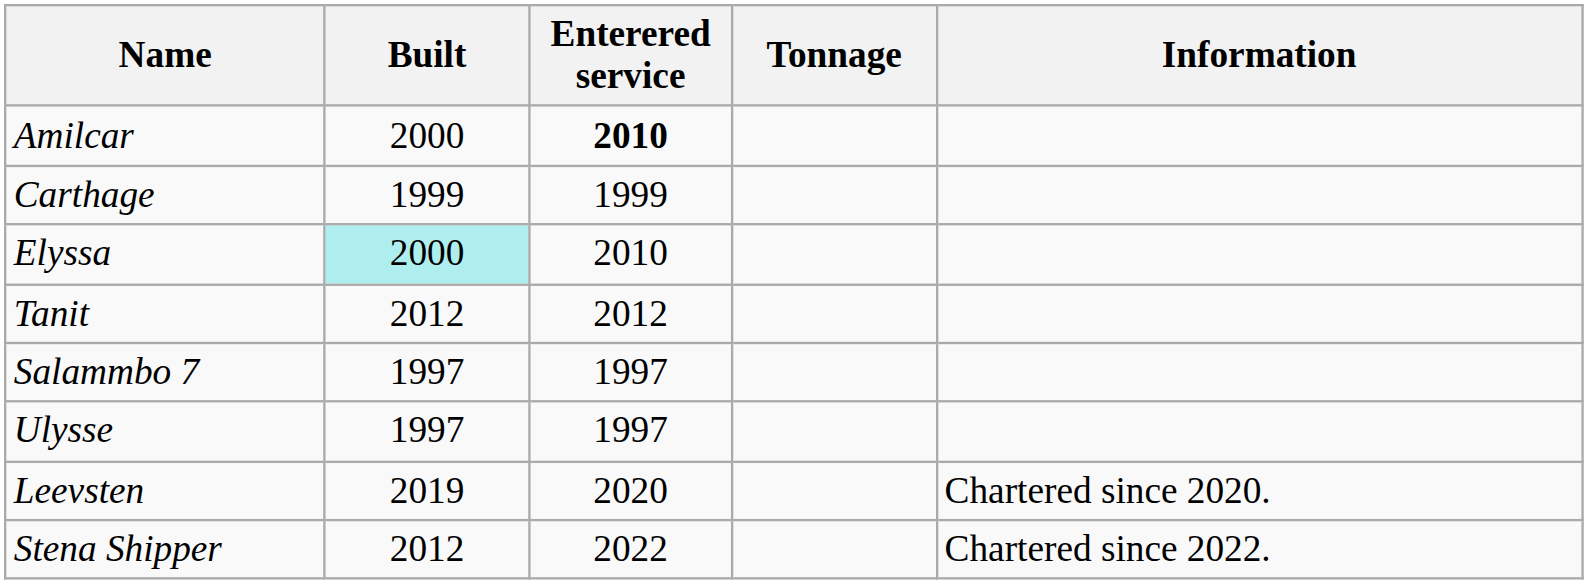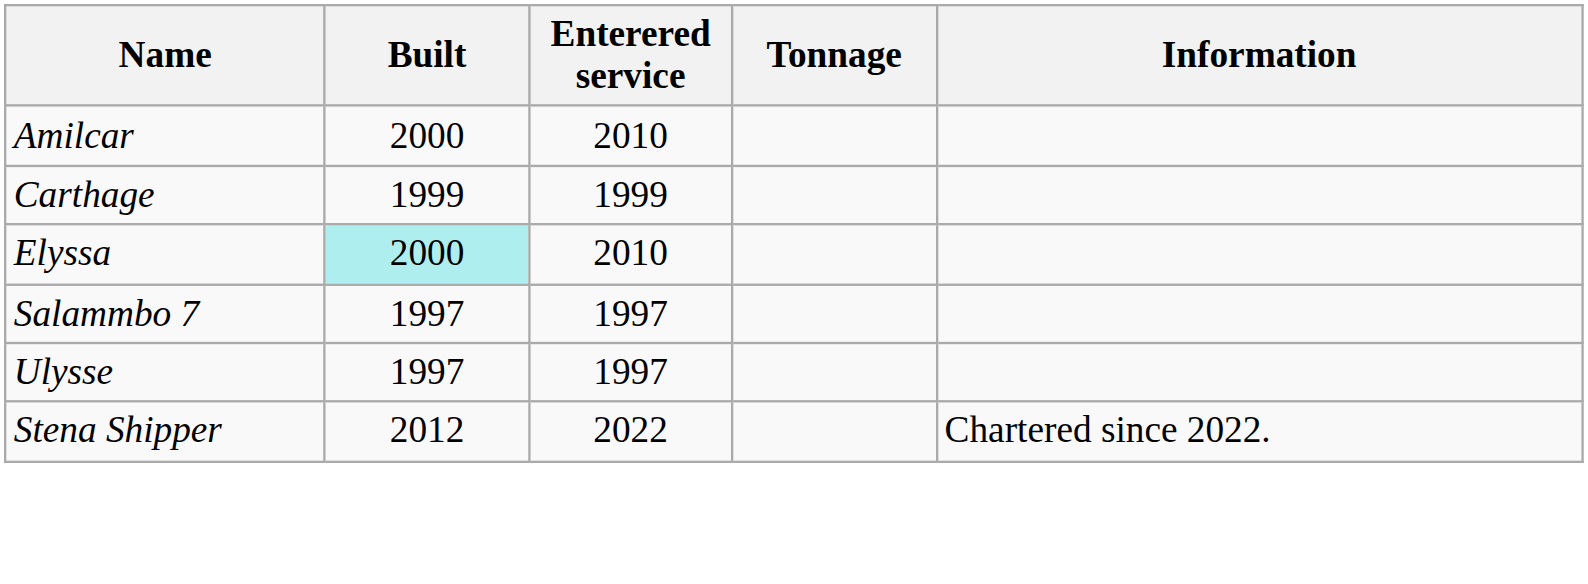(631, 135) bold -> (631, 135) normal
- row: (51, 312)
- row: (79, 489)
